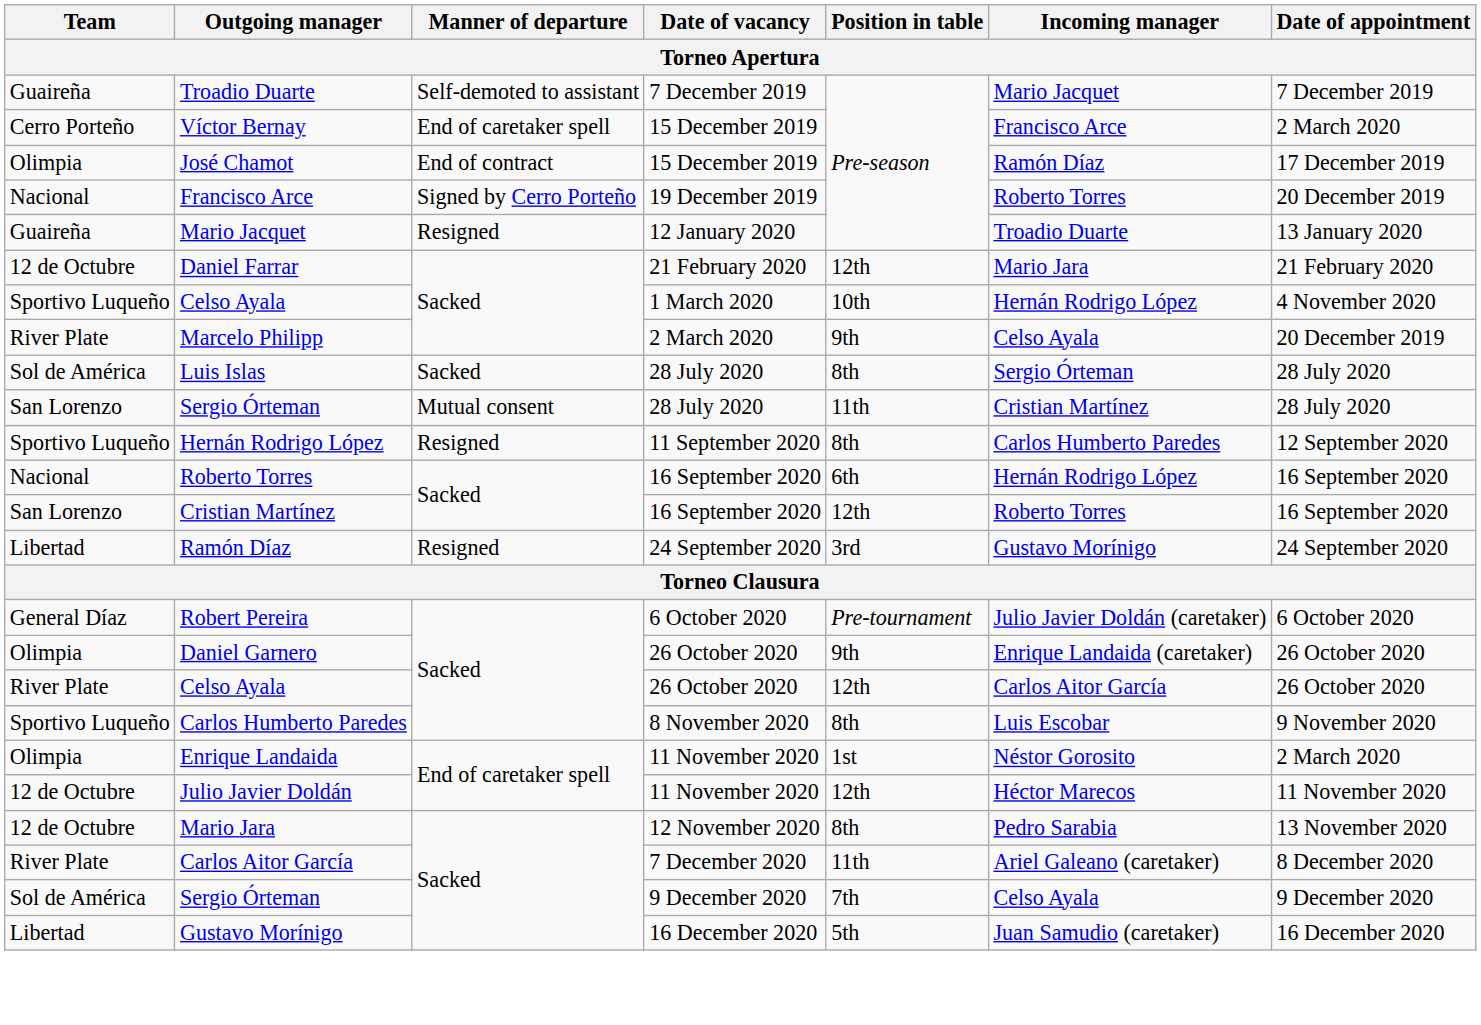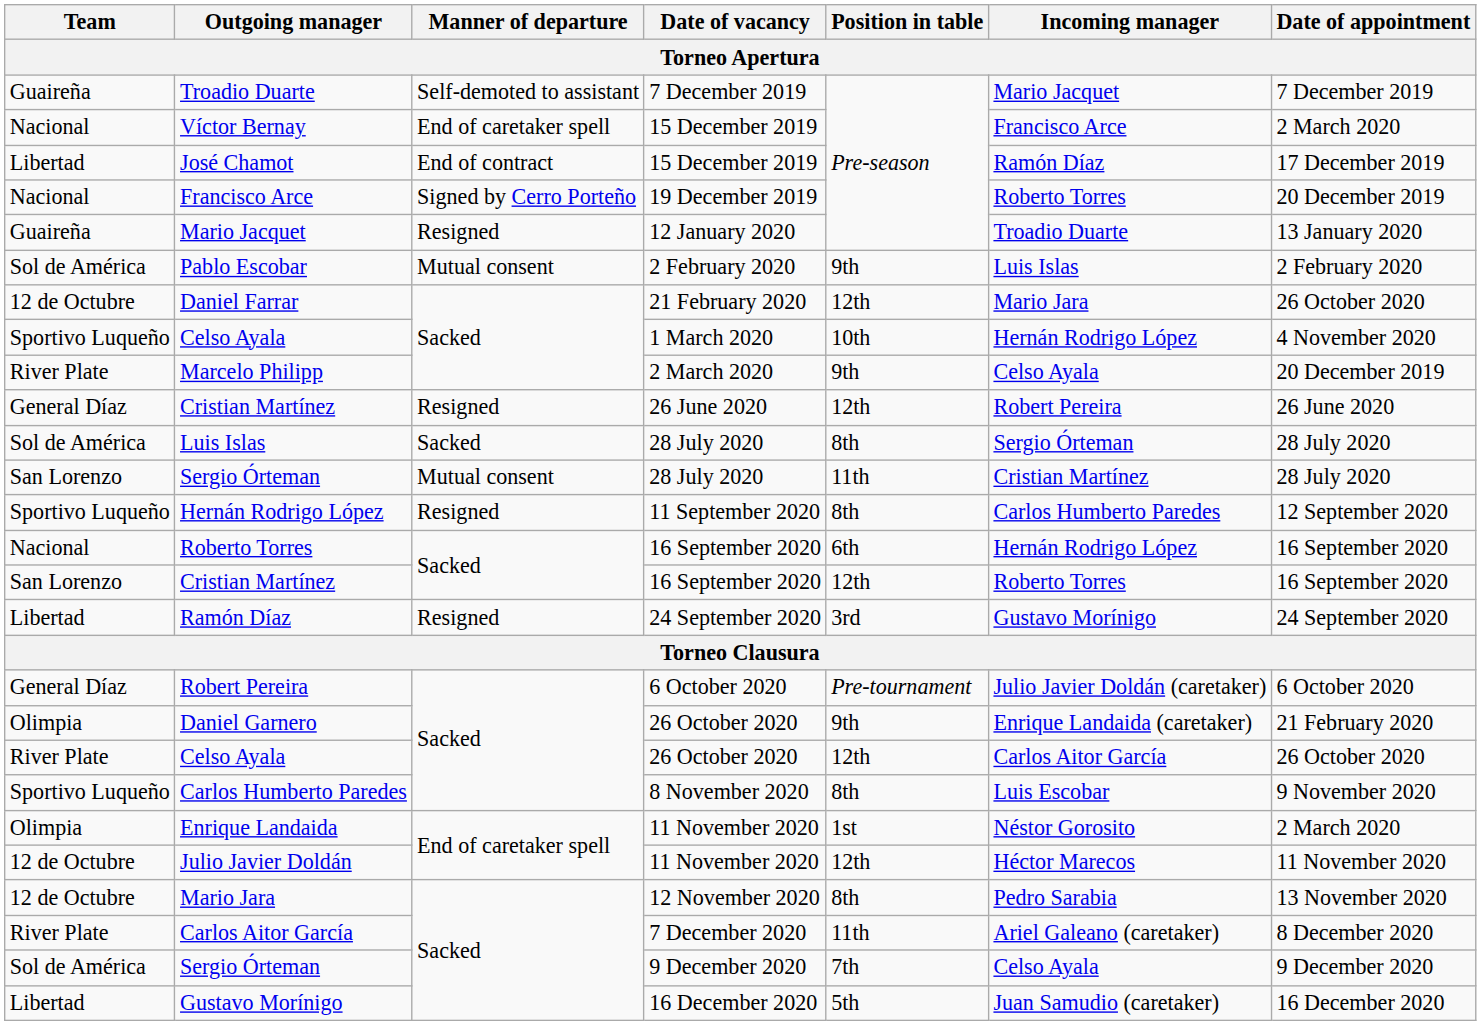(72, 127) Cerro Porteño -> (50, 127) Nacional
(46, 162) Olimpia -> (47, 162) Libertad
+ row: (244, 267)
(1355, 267) 21 February 2020 -> (1351, 302) 26 October 2020
+ row: (258, 407)
(1351, 652) 26 October 2020 -> (1355, 722) 21 February 2020
